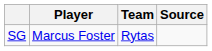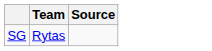- column: (74, 14)
